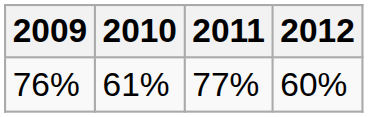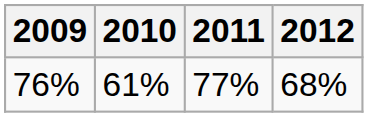(314, 84) 60% -> (314, 84) 68%
